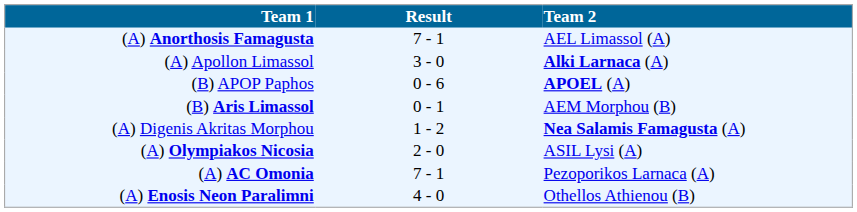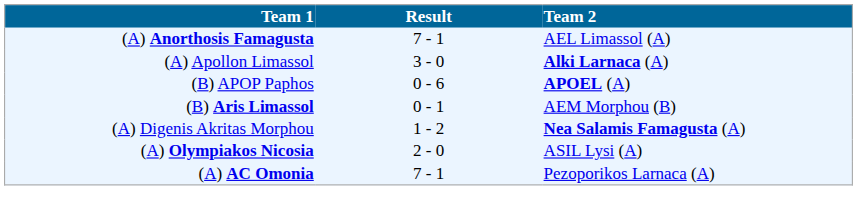- row: (217, 195)
